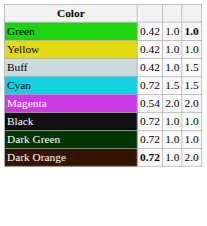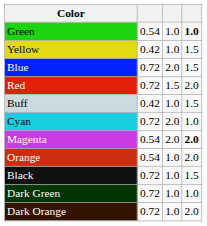(150, 31) 0.42 -> (150, 31) 0.54
(192, 49) 1.0 -> (192, 49) 1.5
+ row: (18, 67)
+ row: (16, 85)
(172, 85) 1.5 -> (172, 121) 2.0
(192, 85) 1.5 -> (192, 121) 1.0
(192, 103) normal -> (192, 139) bold
+ row: (24, 157)
(192, 121) 1.0 -> (192, 175) 1.5
(150, 157) bold -> (150, 211) normal
